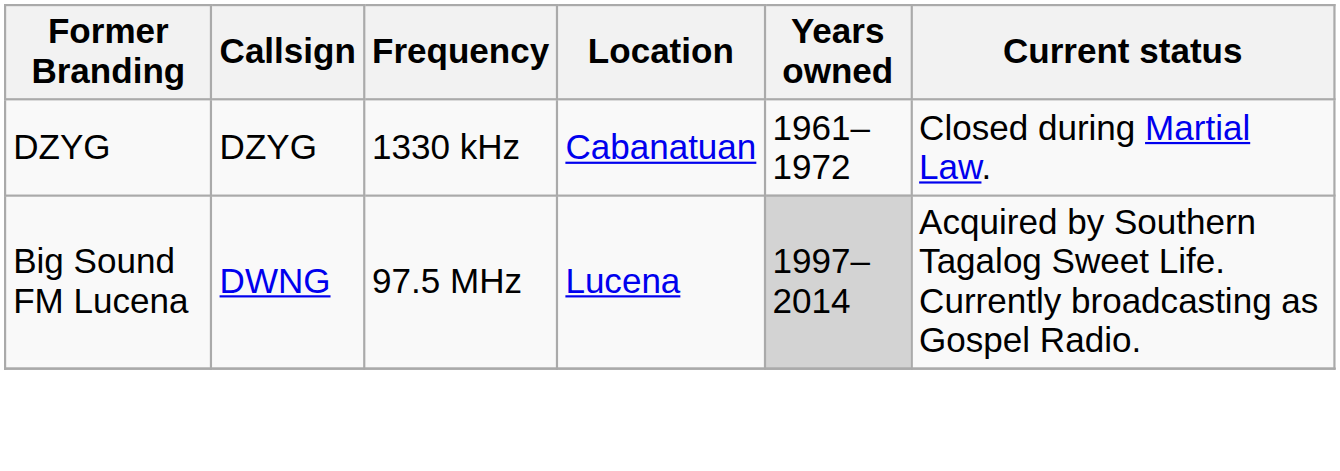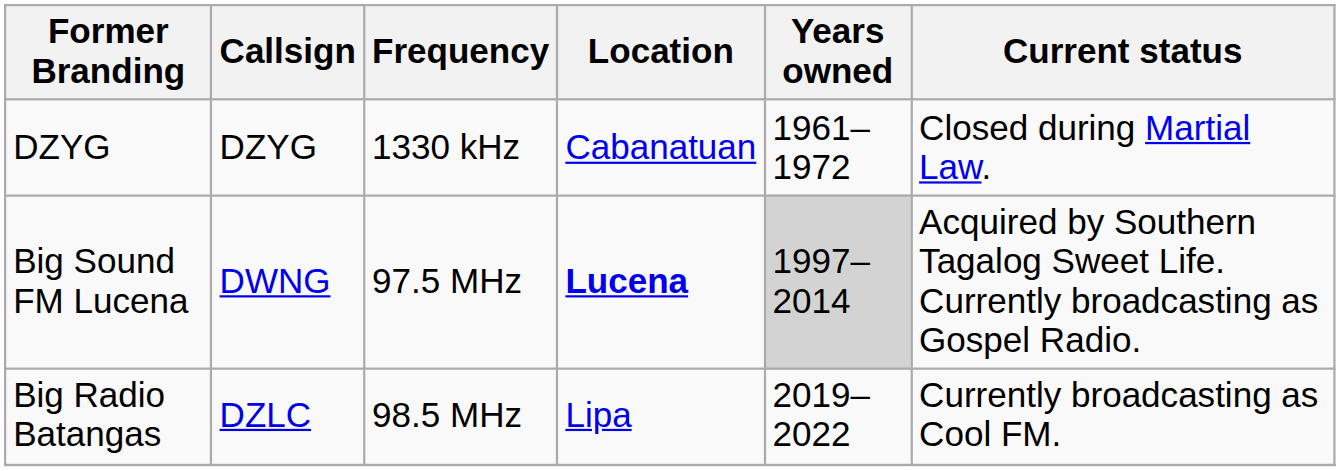(623, 281) normal -> (627, 281) bold
+ row: (89, 415)
